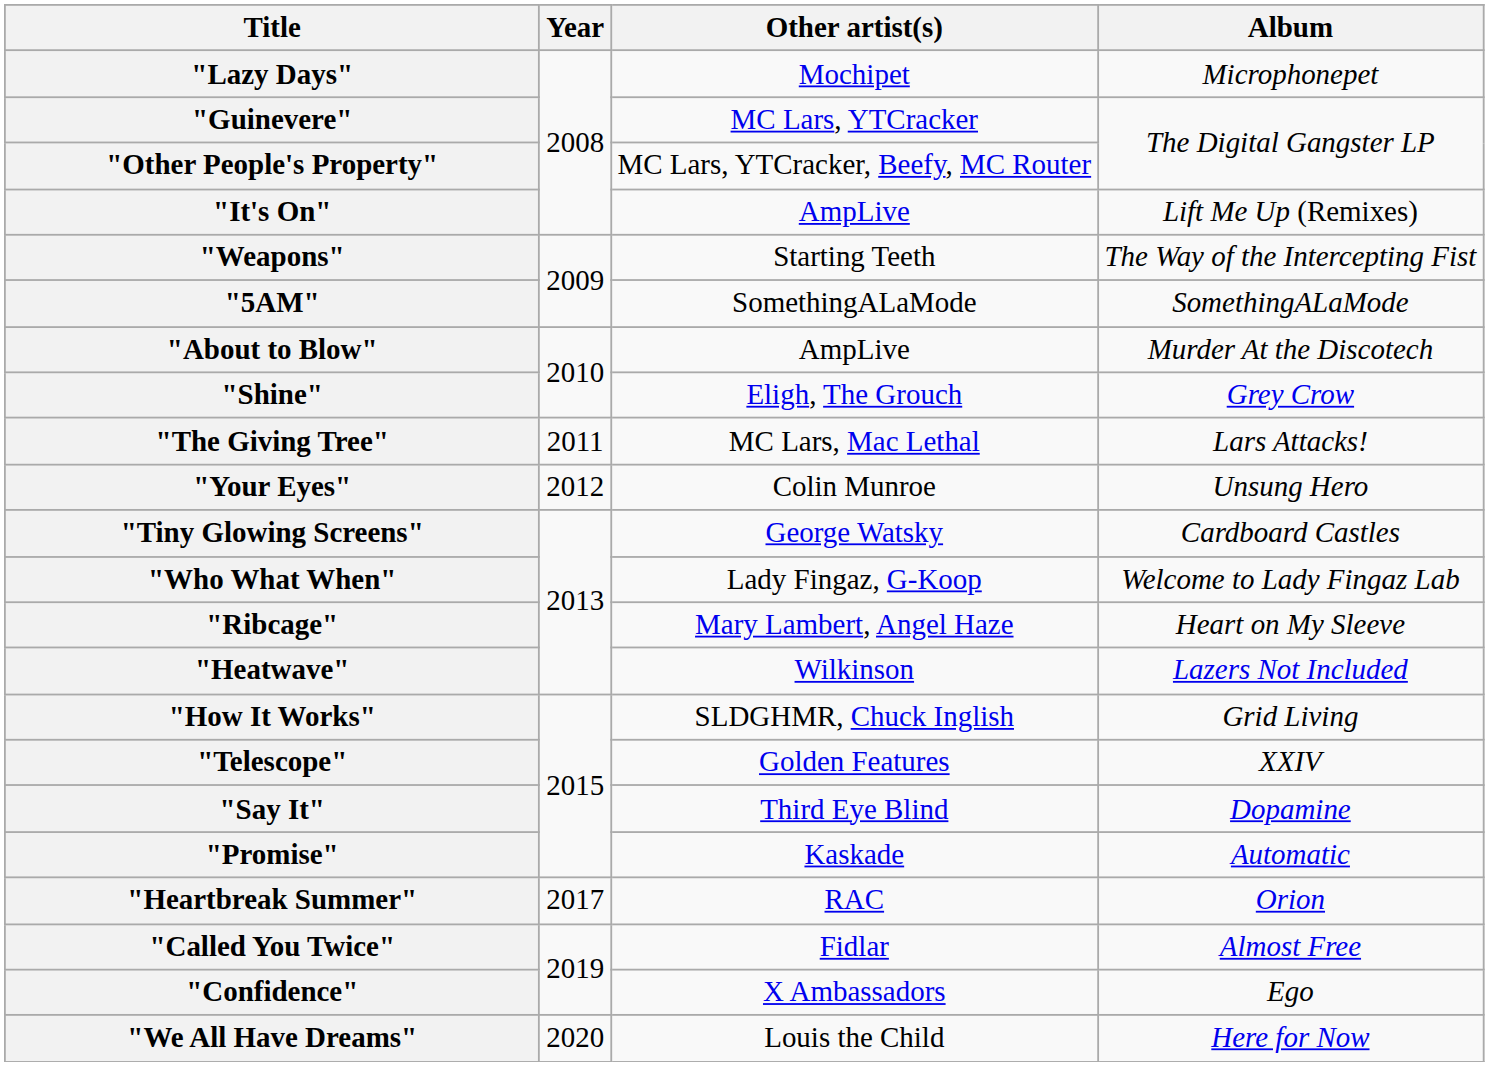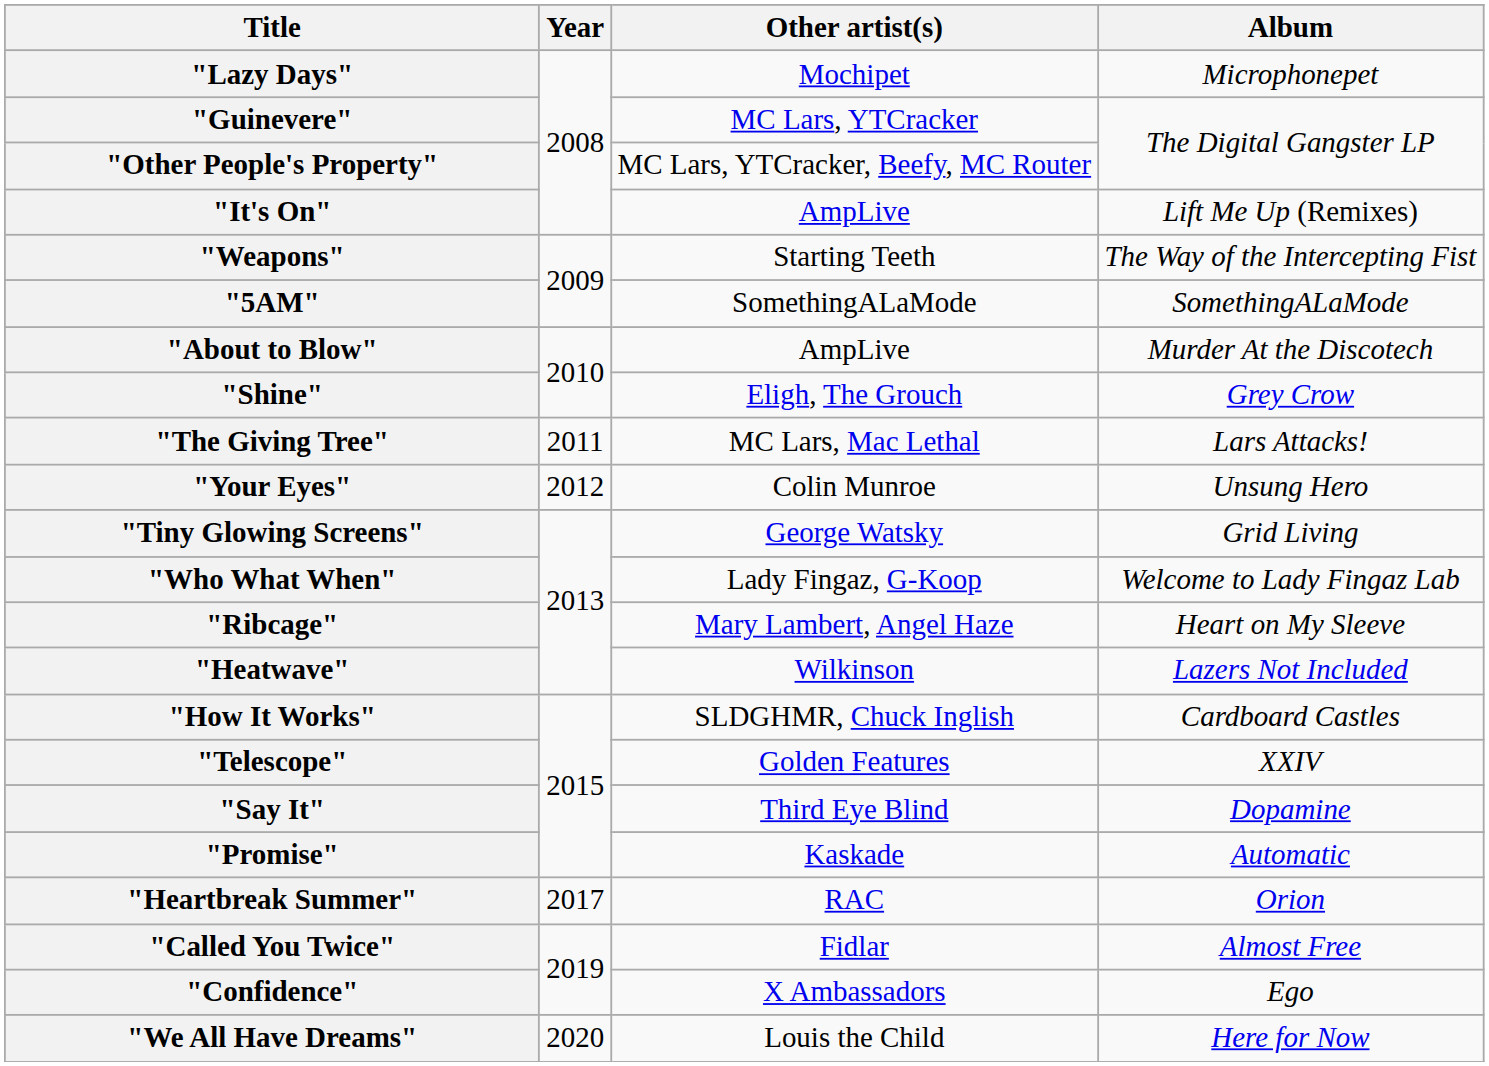(1290, 532) Cardboard Castles -> (1290, 532) Grid Living
(1290, 716) Grid Living -> (1290, 716) Cardboard Castles
